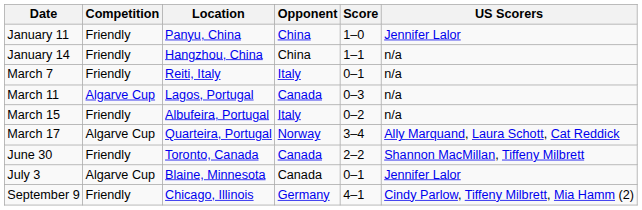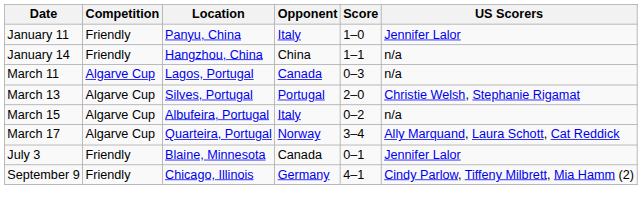(294, 34) China -> (289, 34) Italy
- row: (30, 74)
+ row: (34, 94)
(108, 114) Friendly -> (120, 114) Algarve Cup
- row: (30, 154)
(120, 174) Algarve Cup -> (108, 154) Friendly
